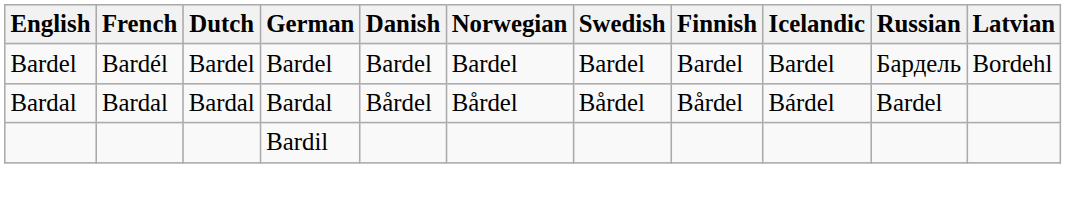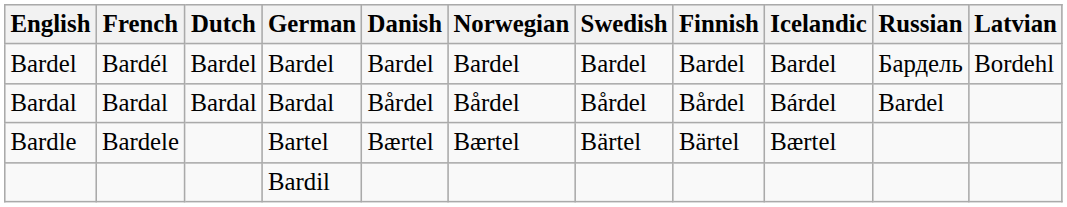+ row: (44, 142)
